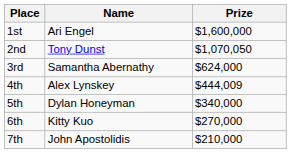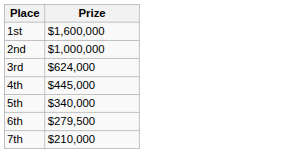- column: (119, 13)
(223, 49) $1,070,050 -> (76, 49) $1,000,000
(219, 85) $444,009 -> (71, 85) $445,000
(219, 121) $270,000 -> (71, 121) $279,500
